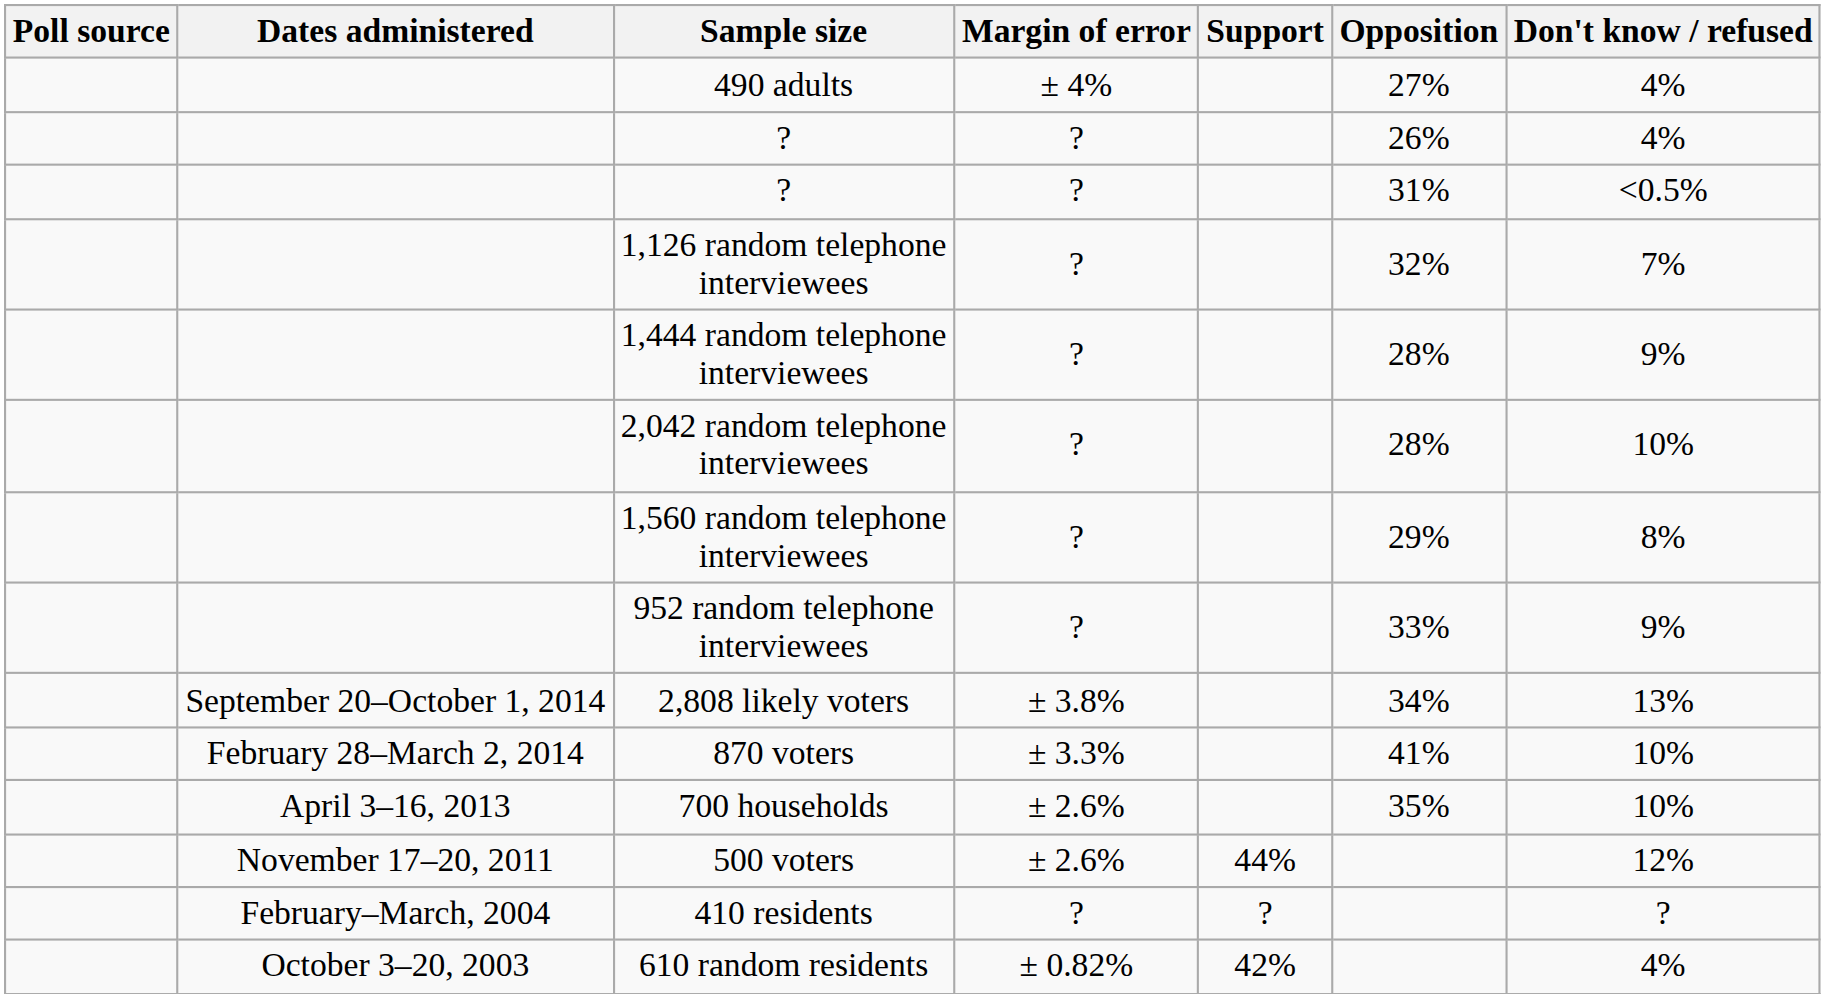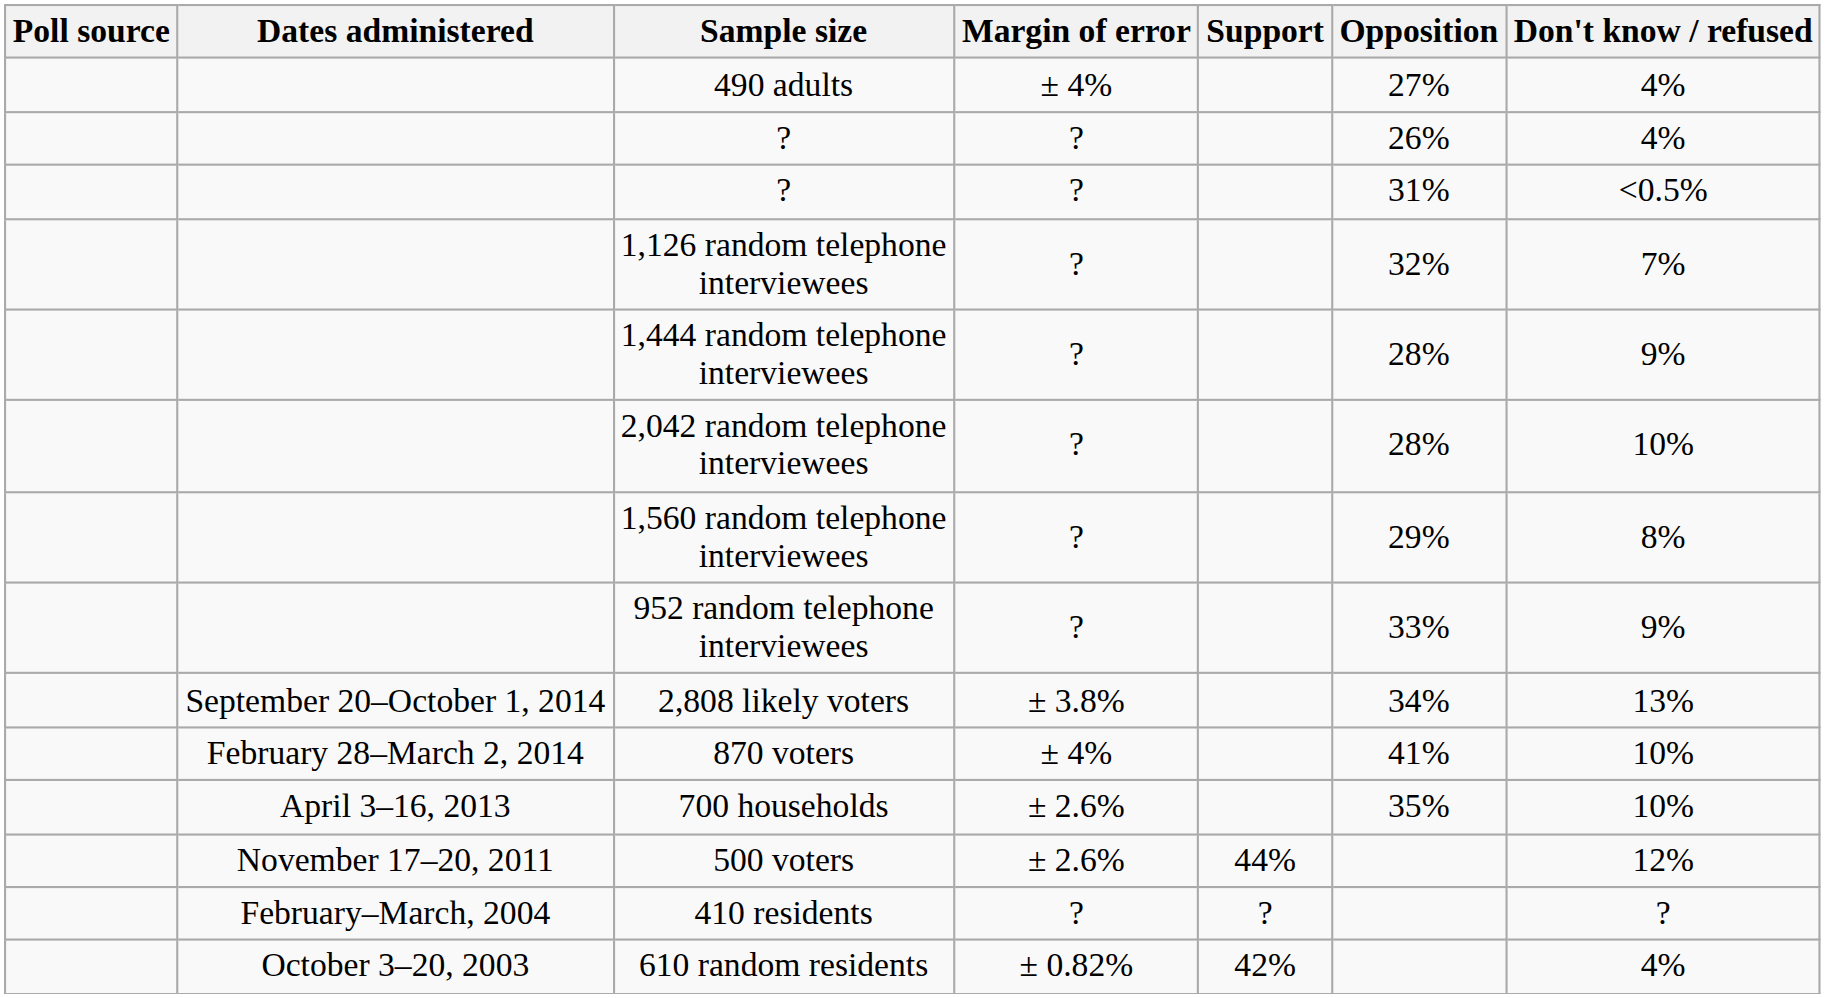(1076, 753) ± 3.3% -> (1076, 753) ± 4%
